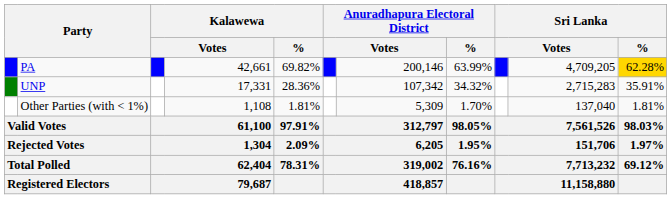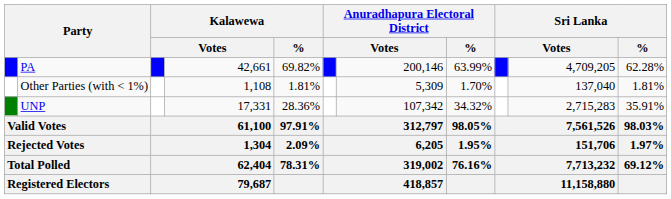(645, 67) gold background -> (645, 67) no background
rows swapped: (33, 86) <-> (84, 106)
